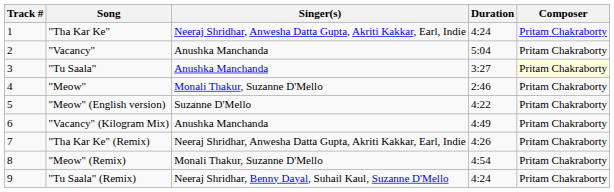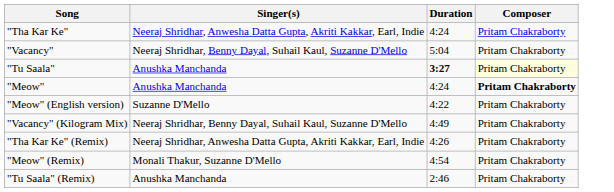- column: (25, 13)
(221, 50) Anushka Manchanda -> (270, 50) Neeraj Shridhar, Benny Dayal, Suhail Kaul, Suzanne D'Mello
(481, 68) normal -> (440, 68) bold
(248, 87) Monali Thakur, Suzanne D'Mello -> (180, 87) Anushka Manchanda
(481, 87) 2:46 -> (439, 87) 4:24
(563, 87) normal -> (527, 87) bold
(221, 123) Anushka Manchanda -> (270, 123) Neeraj Shridhar, Benny Dayal, Suhail Kaul, Suzanne D'Mello
(311, 178) Neeraj Shridhar, Benny Dayal, Suhail Kaul, Suzanne D'Mello -> (180, 178) Anushka Manchanda
(481, 178) 4:24 -> (439, 178) 2:46
